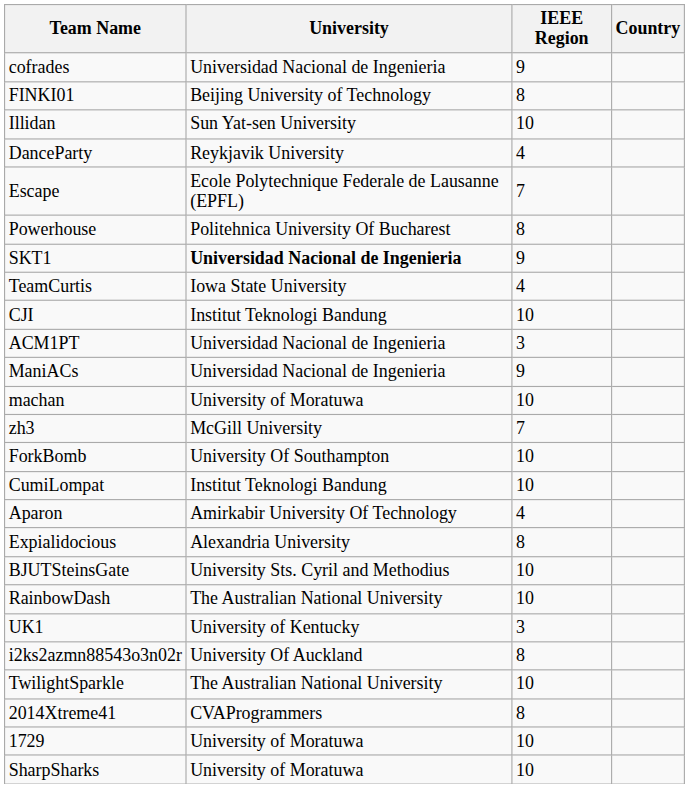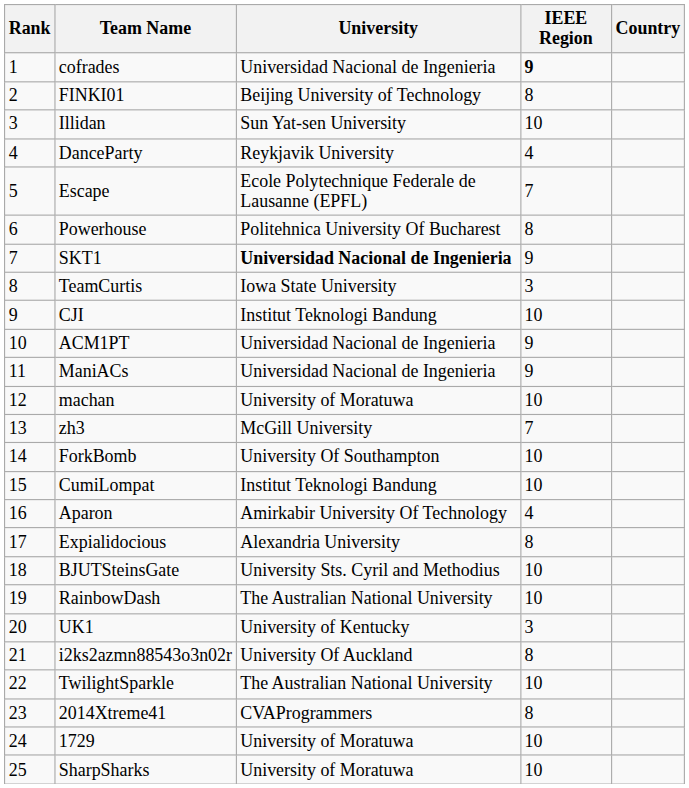+ column: (30, 28)
(521, 67) normal -> (529, 67) bold
(521, 286) 4 -> (529, 286) 3
(521, 343) 3 -> (529, 343) 9
